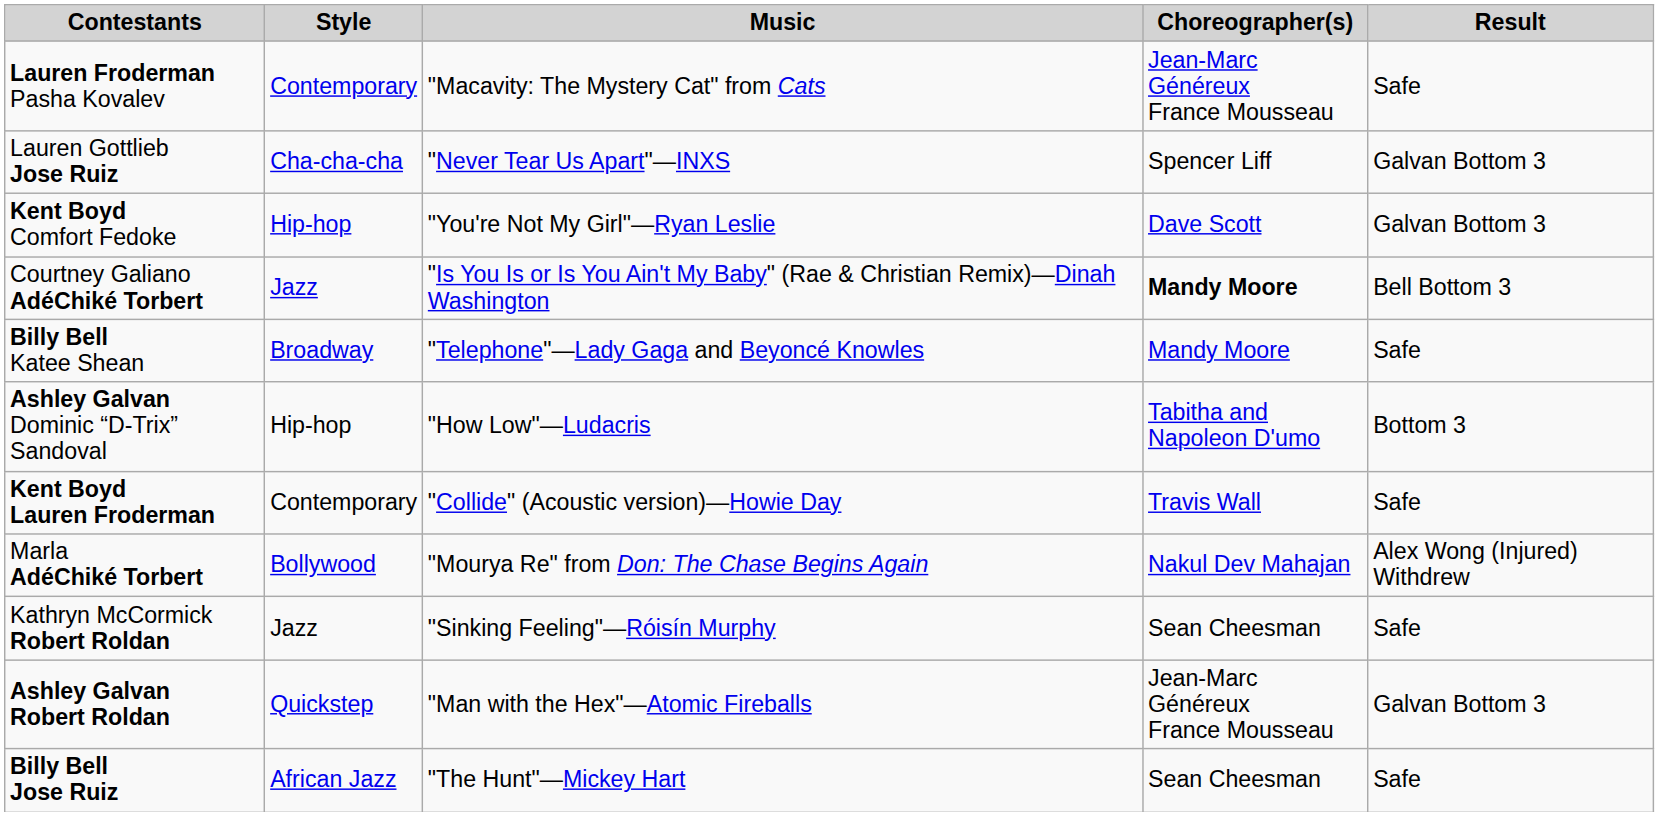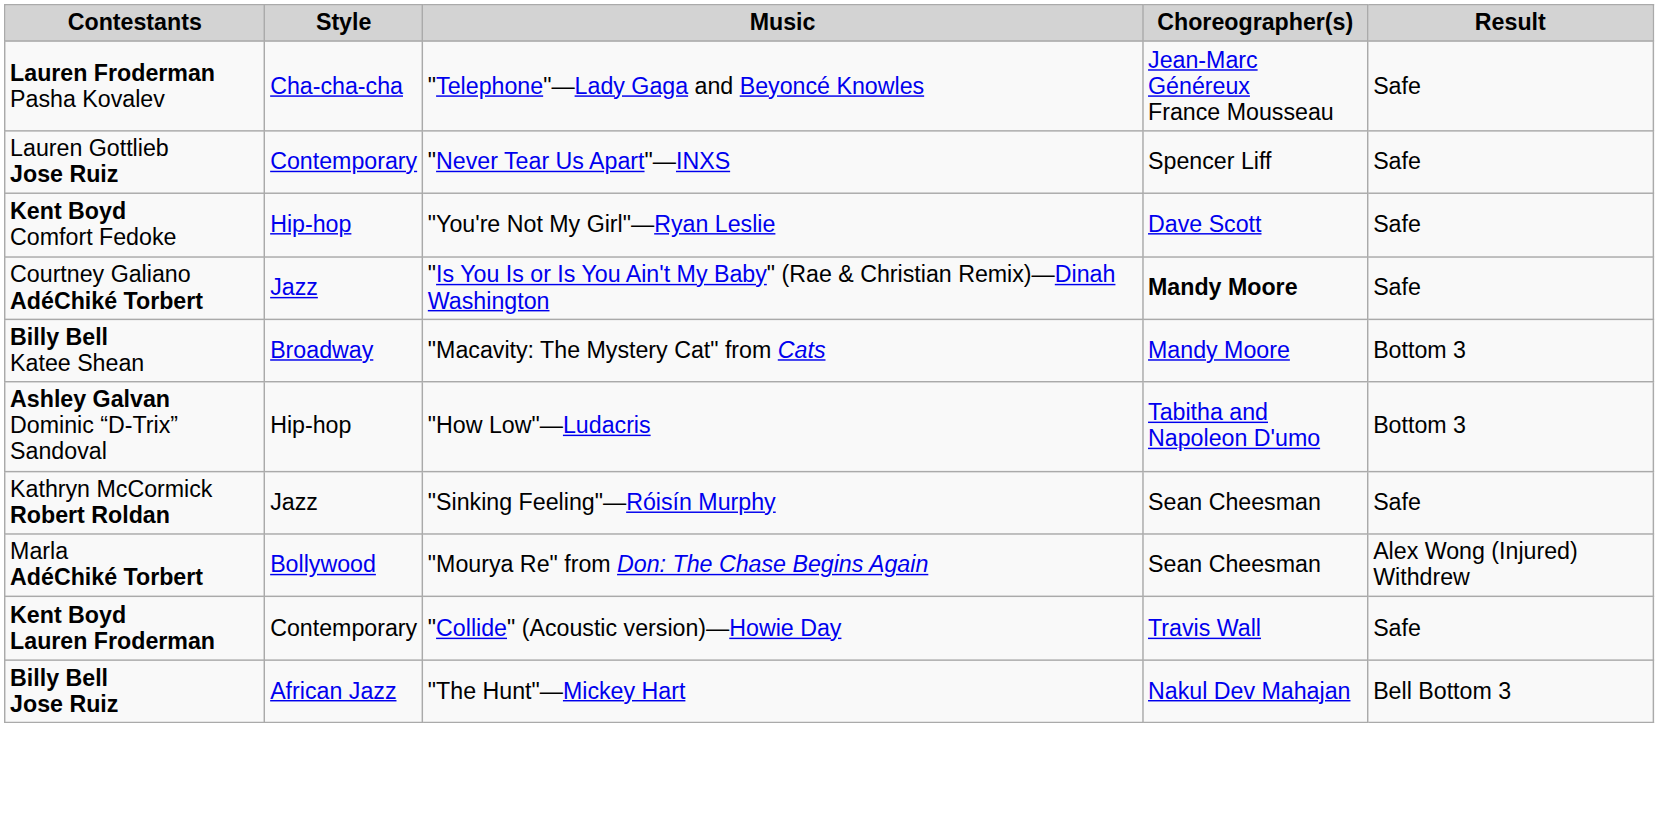(344, 85) Contemporary -> (337, 85) Cha-cha-cha
(627, 85) "Macavity: The Mystery Cat" from Cats -> (676, 85) "Telephone"—Lady Gaga and Beyoncé Knowles
(337, 161) Cha-cha-cha -> (344, 161) Contemporary
(1460, 161) Galvan Bottom 3 -> (1397, 161) Safe
(1460, 224) Galvan Bottom 3 -> (1397, 224) Safe
(1442, 287) Bell Bottom 3 -> (1397, 287) Safe
(676, 350) "Telephone"—Lady Gaga and Beyoncé Knowles -> (627, 350) "Macavity: The Mystery Cat" from Cats
(1397, 350) Safe -> (1420, 350) Bottom 3
rows swapped: (111, 628) <-> (113, 502)
(1249, 565) Nakul Dev Mahajan -> (1234, 565) Sean Cheesman
- row: (90, 704)
(1234, 779) Sean Cheesman -> (1249, 690) Nakul Dev Mahajan
(1397, 779) Safe -> (1442, 690) Bell Bottom 3
